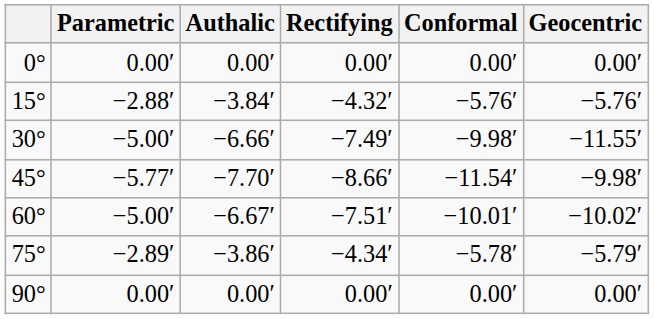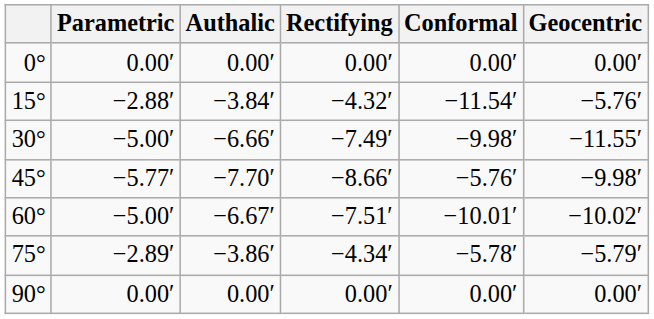(487, 100) −5.76′ -> (481, 100) −11.54′
(481, 178) −11.54′ -> (487, 178) −5.76′
